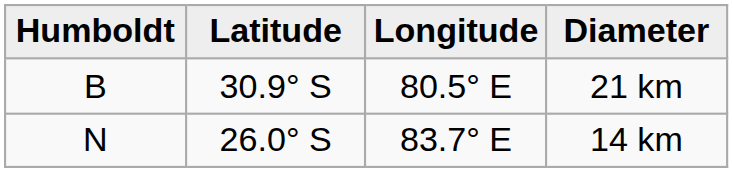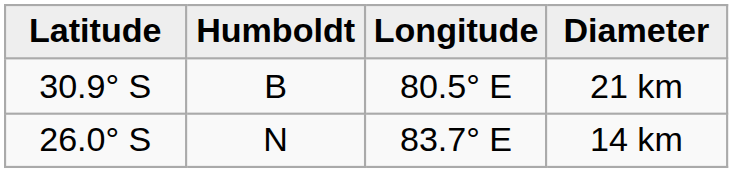columns swapped: (95, 31) <-> (276, 31)
